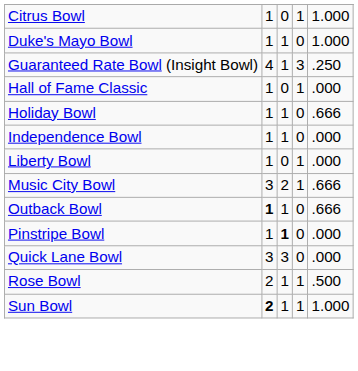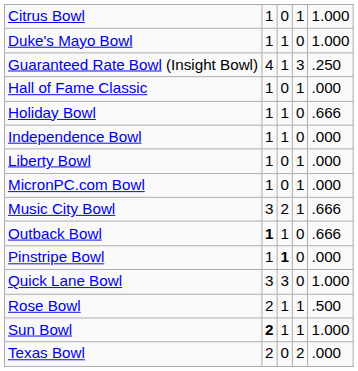+ row: (76, 185)
(326, 257) .000 -> (330, 281) 1.000
+ row: (46, 354)
